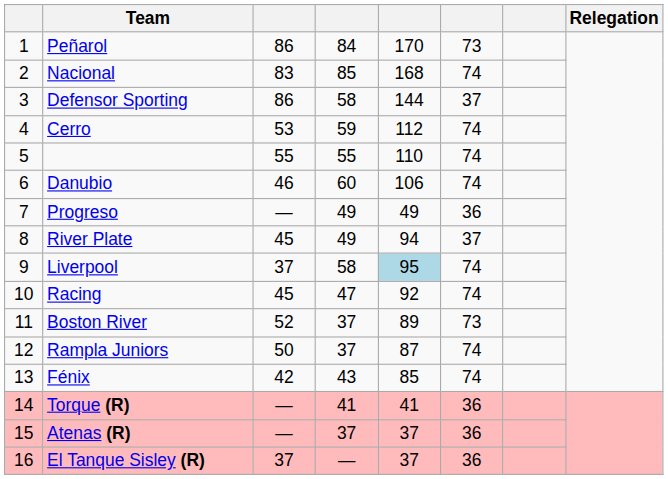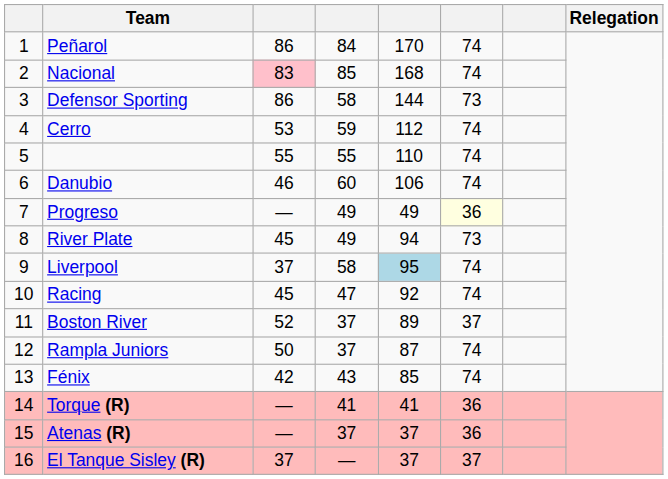(472, 45) 73 -> (472, 45) 74
(284, 73) no background -> (284, 73) pink background
(472, 101) 37 -> (472, 101) 73
(472, 211) no background -> (472, 211) lightyellow background
(472, 239) 37 -> (472, 239) 73
(472, 322) 73 -> (472, 322) 37
(472, 460) 36 -> (472, 460) 37
